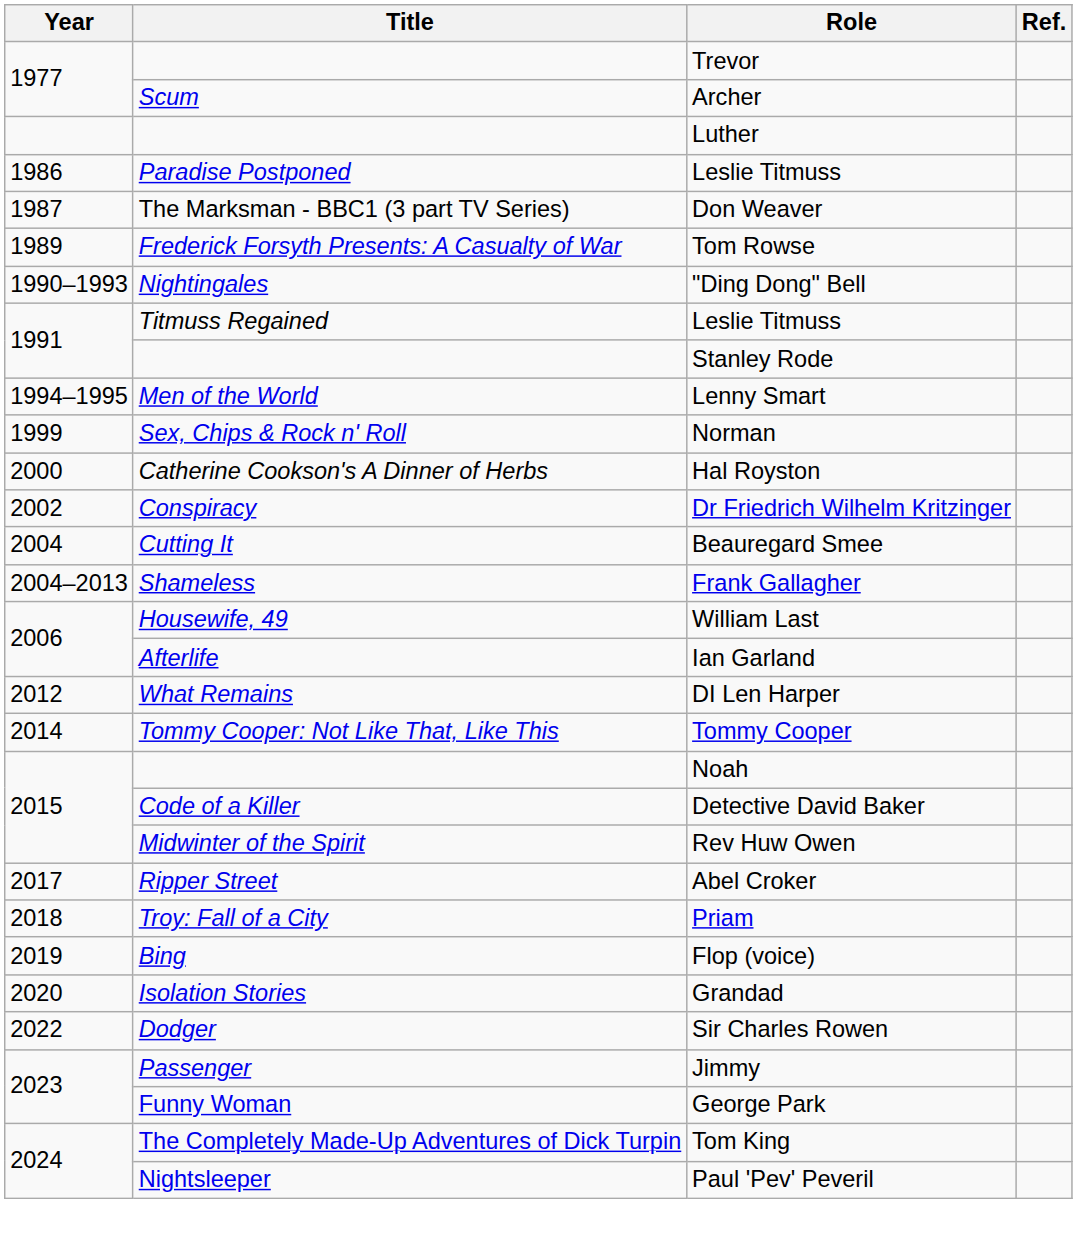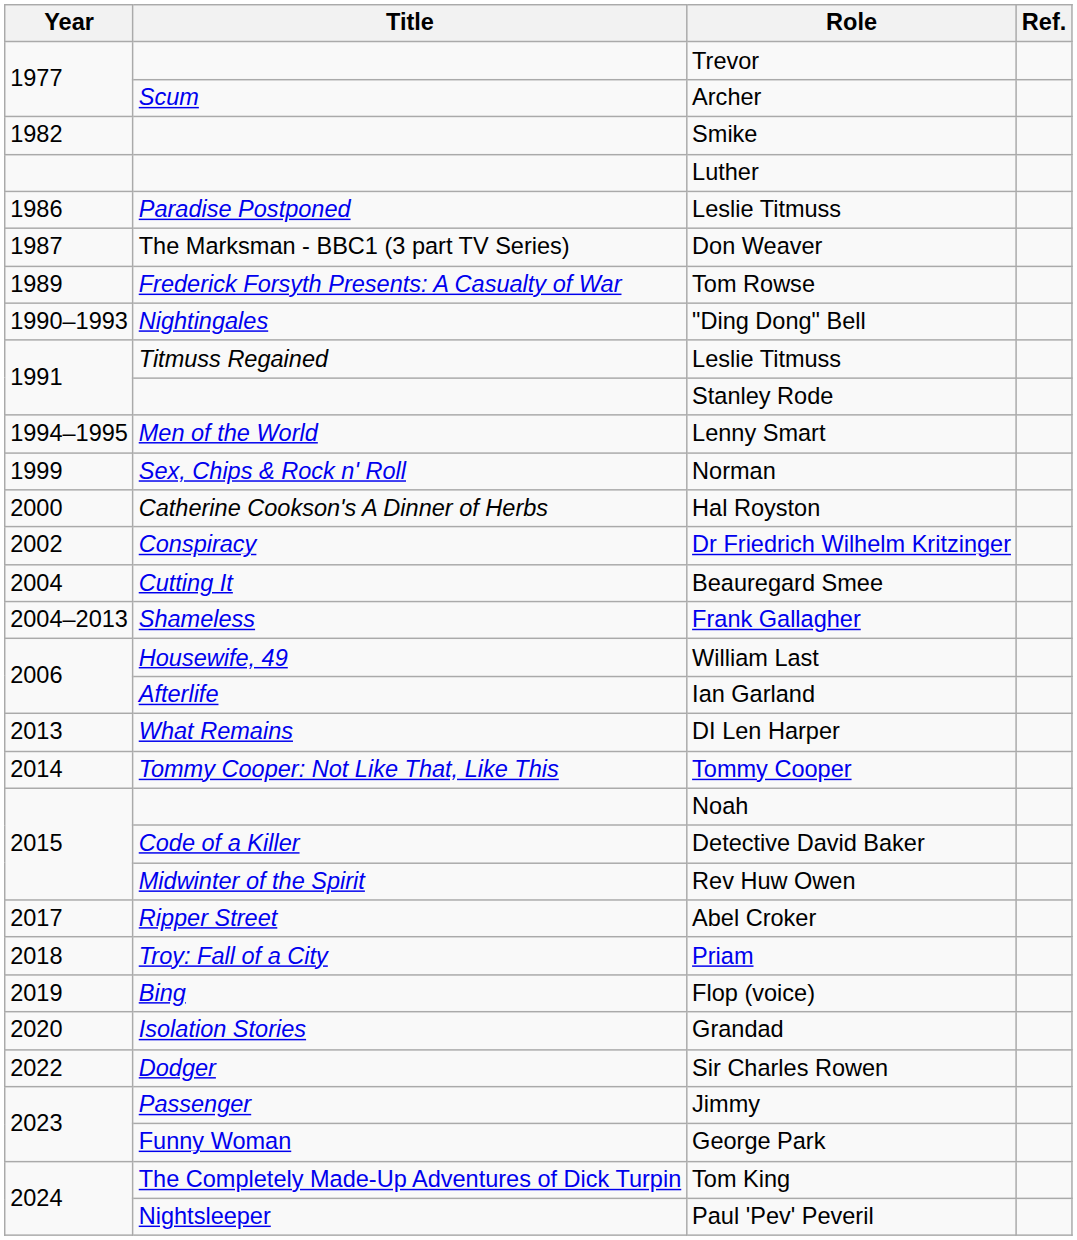+ row: (410, 135)
(36, 694) 2012 -> (36, 731) 2013
